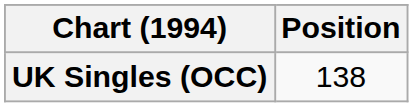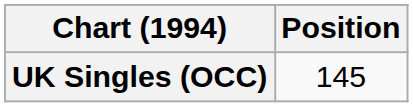(341, 76) 138 -> (341, 76) 145
